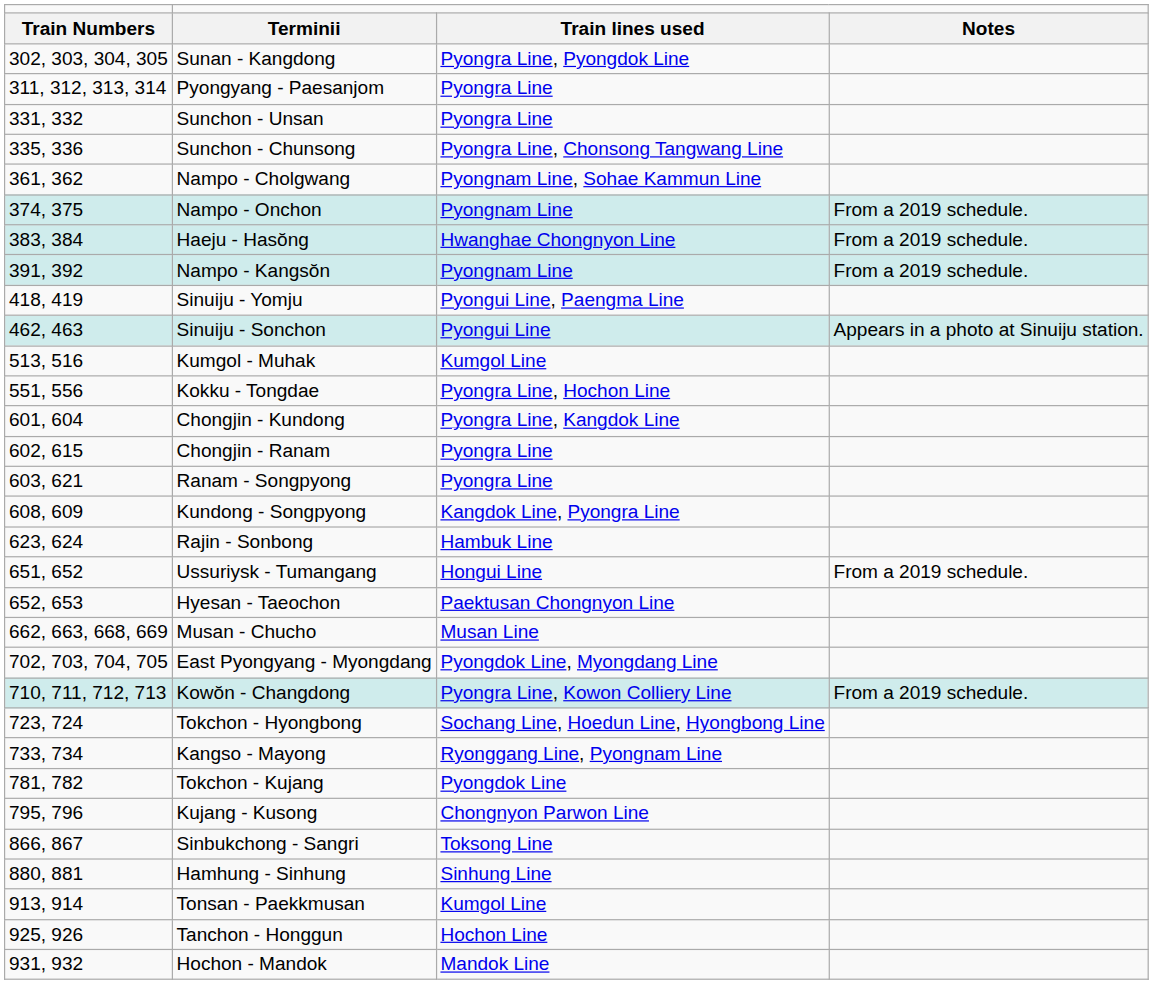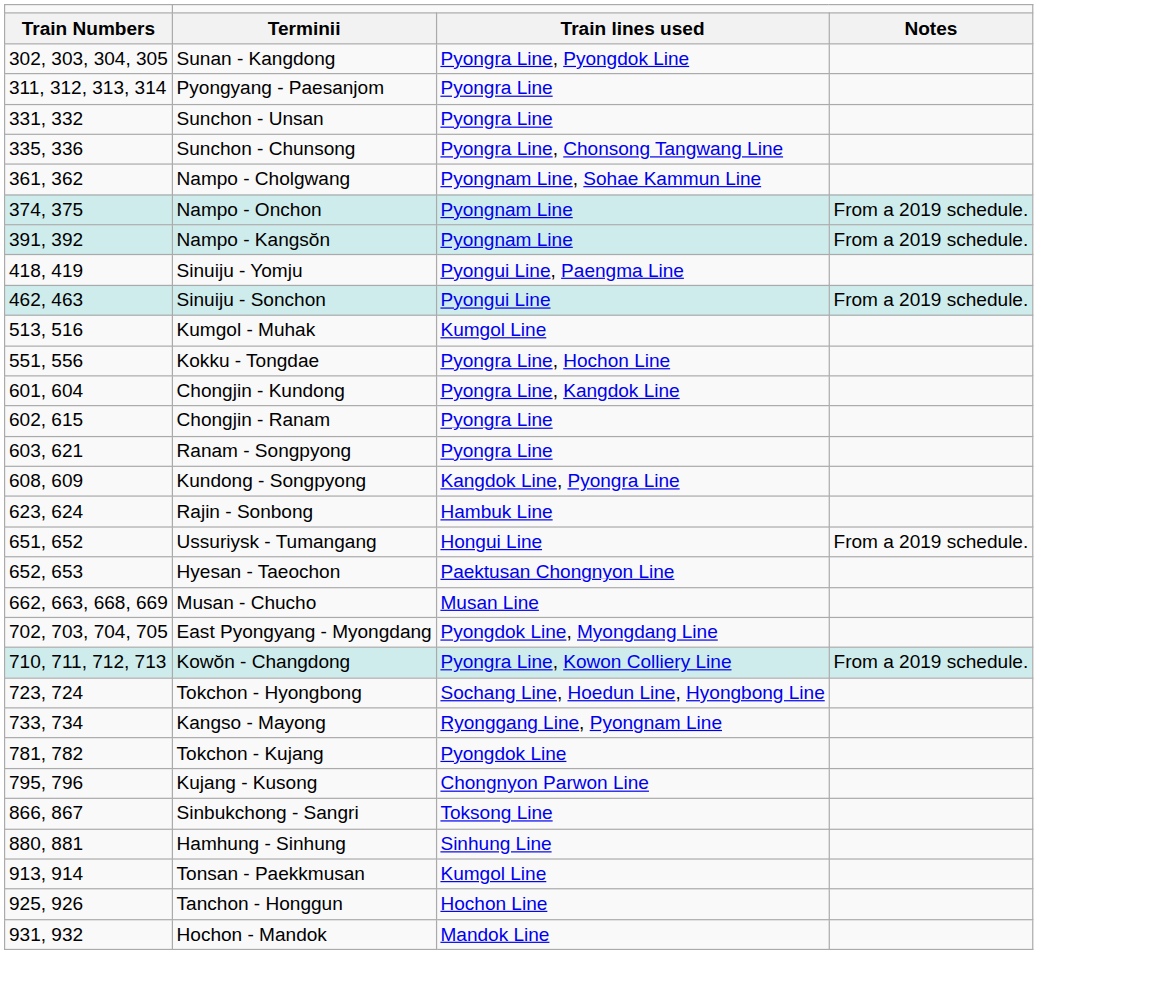- row: (243, 239)
(989, 330) Appears in a photo at Sinuiju station. -> (931, 300) From a 2019 schedule.
